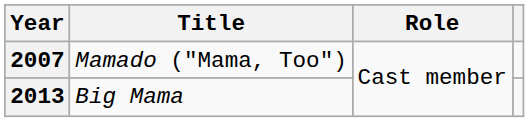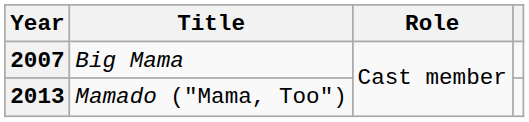(211, 60) Mamado ("Mama, Too") -> (130, 60) Big Mama
(130, 97) Big Mama -> (211, 97) Mamado ("Mama, Too")
